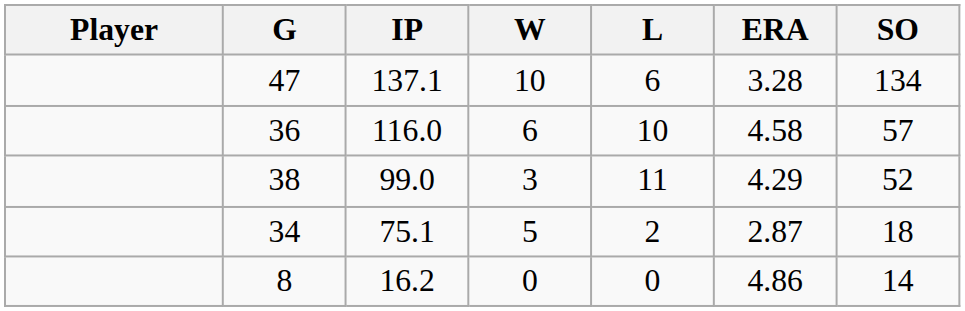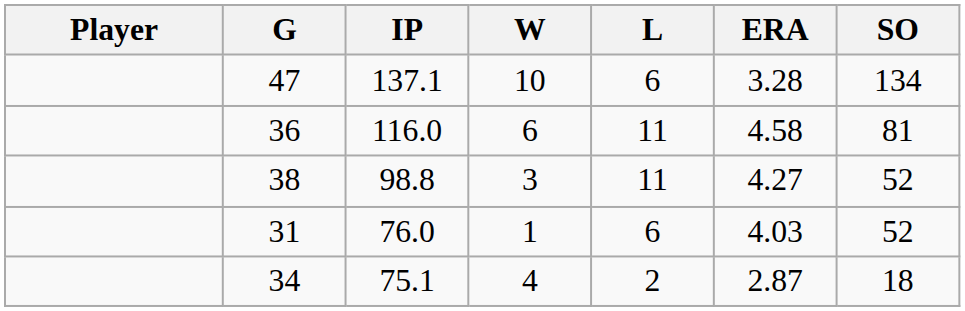(652, 130) 10 -> (652, 130) 11
(898, 130) 57 -> (898, 130) 81
(407, 180) 99.0 -> (407, 180) 98.8
(775, 180) 4.29 -> (775, 180) 4.27
+ row: (284, 230)
(530, 230) 5 -> (530, 280) 4
- row: (284, 280)
